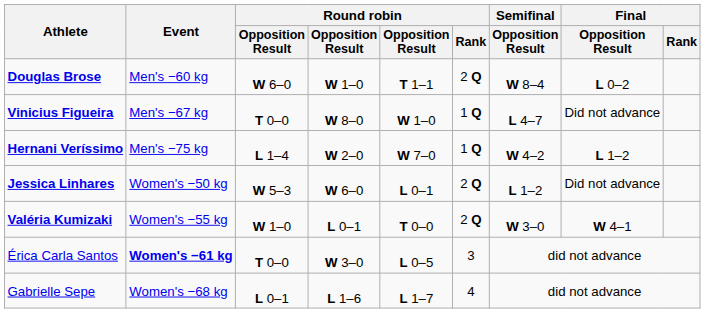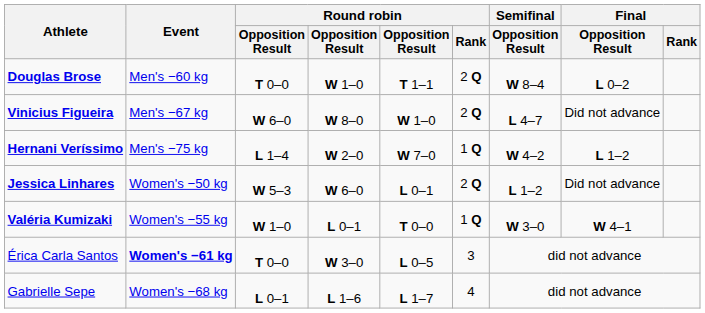(272, 85) W 6–0 -> (272, 85) T 0–0
(272, 120) T 0–0 -> (272, 120) W 6–0
(471, 113) 1 Q -> (471, 113) 2 Q
(471, 220) 2 Q -> (471, 220) 1 Q
